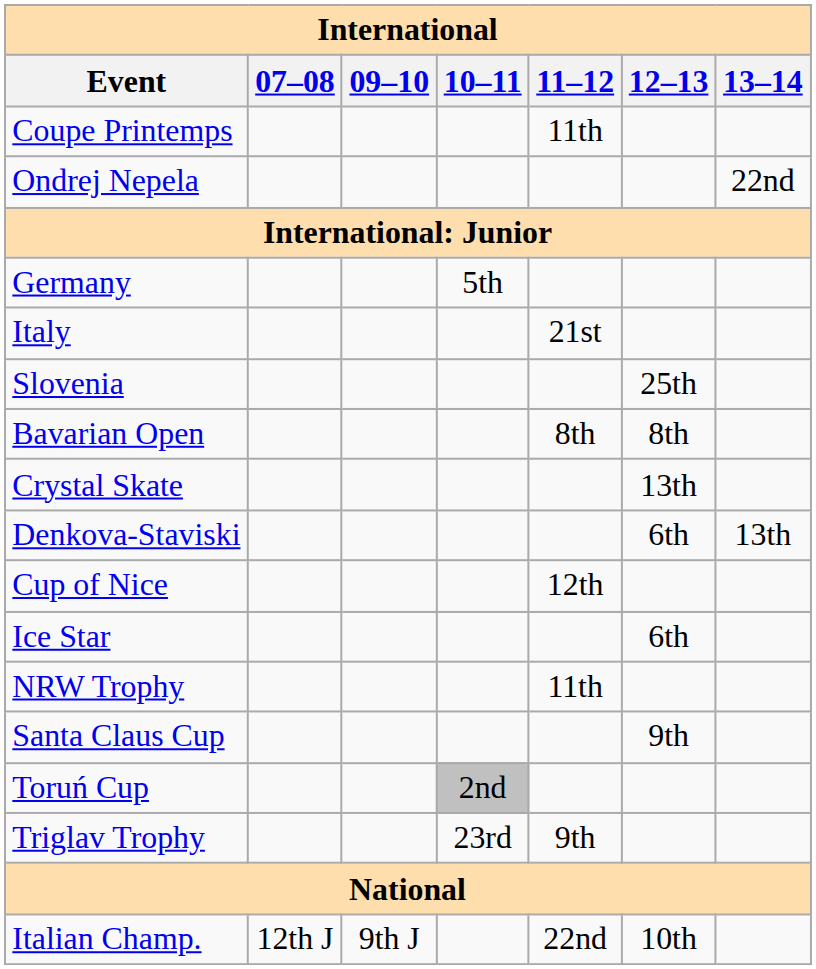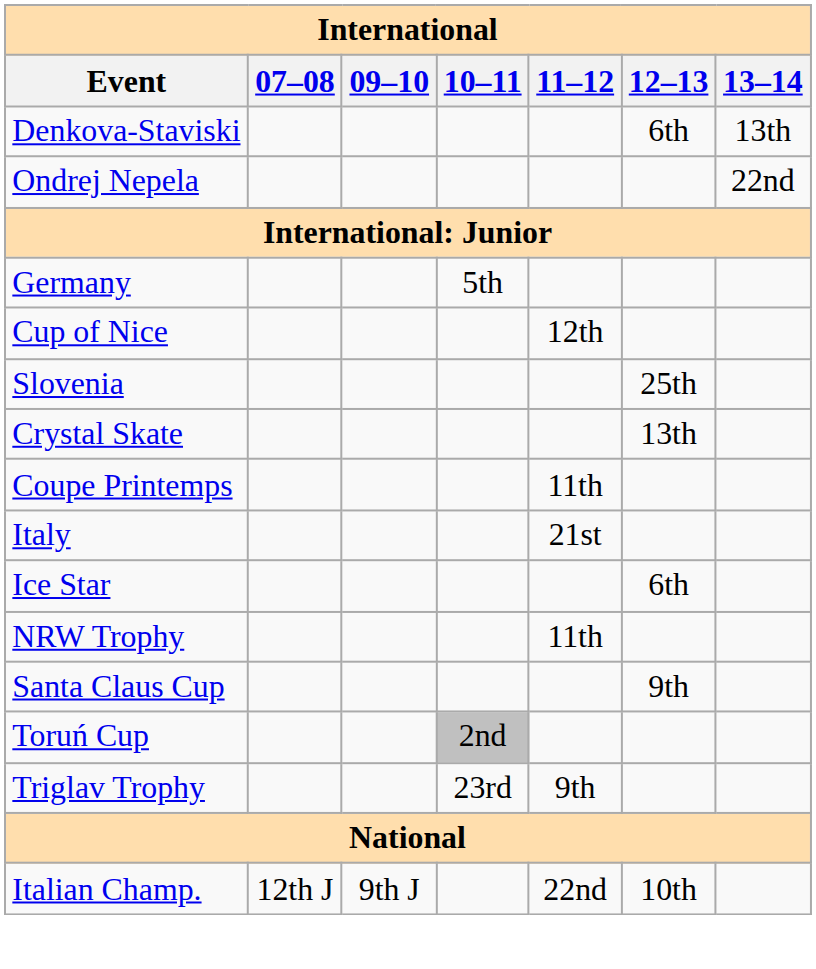rows swapped: (126, 534) <-> (122, 130)
rows swapped: (42, 332) <-> (90, 585)
- row: (108, 433)
